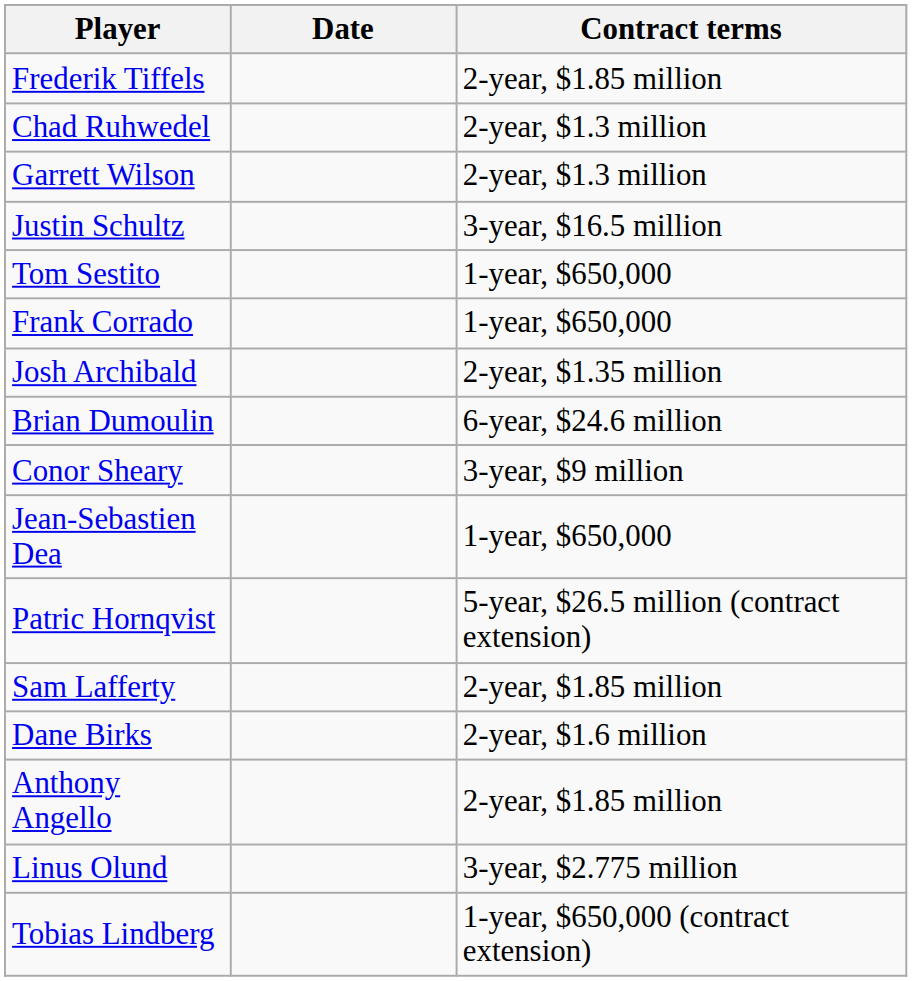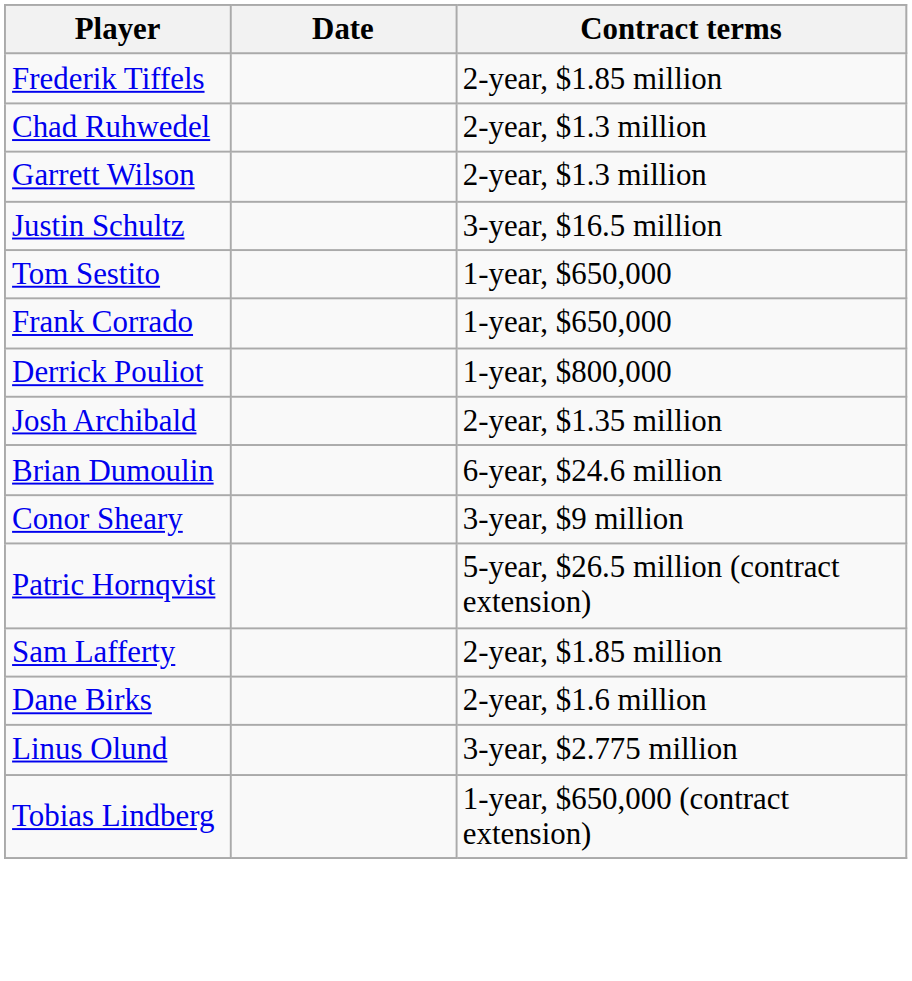+ row: (108, 371)
- row: (104, 536)
- row: (66, 801)
